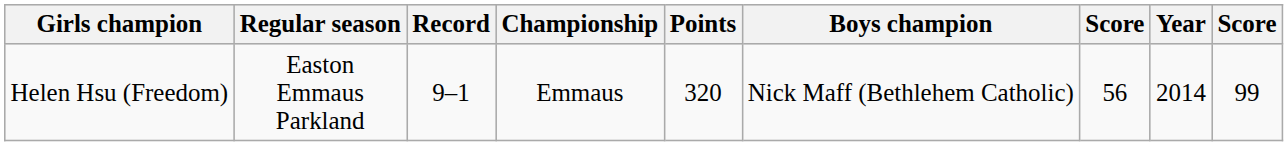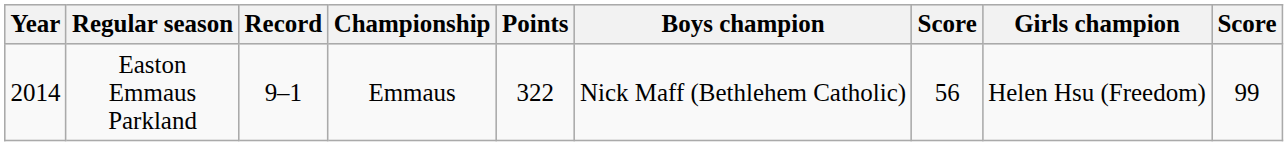columns swapped: (1181, 24) <-> (119, 24)
(703, 91) 320 -> (535, 91) 322
